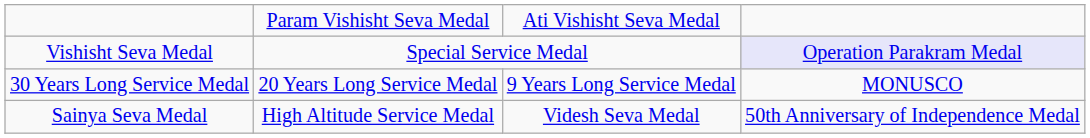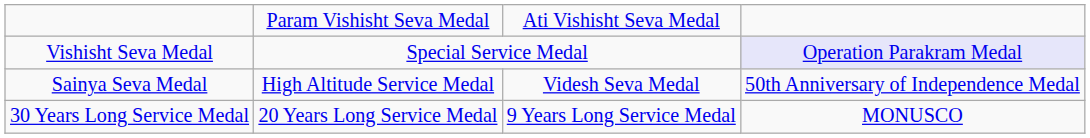rows swapped: (130, 116) <-> (130, 84)
